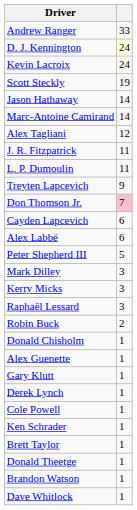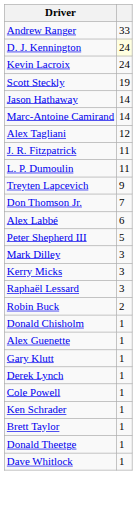(122, 202) pink background -> (122, 202) no background
- row: (47, 220)
- row: (43, 479)
